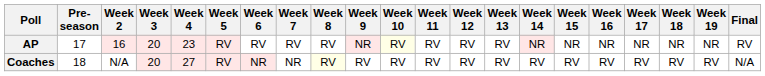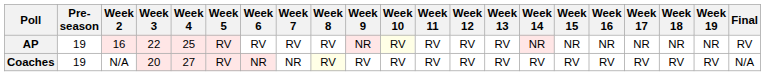(79, 44) 17 -> (79, 44) 19
(154, 44) 20 -> (154, 44) 22
(189, 44) 23 -> (189, 44) 25
(79, 62) 18 -> (79, 62) 19
